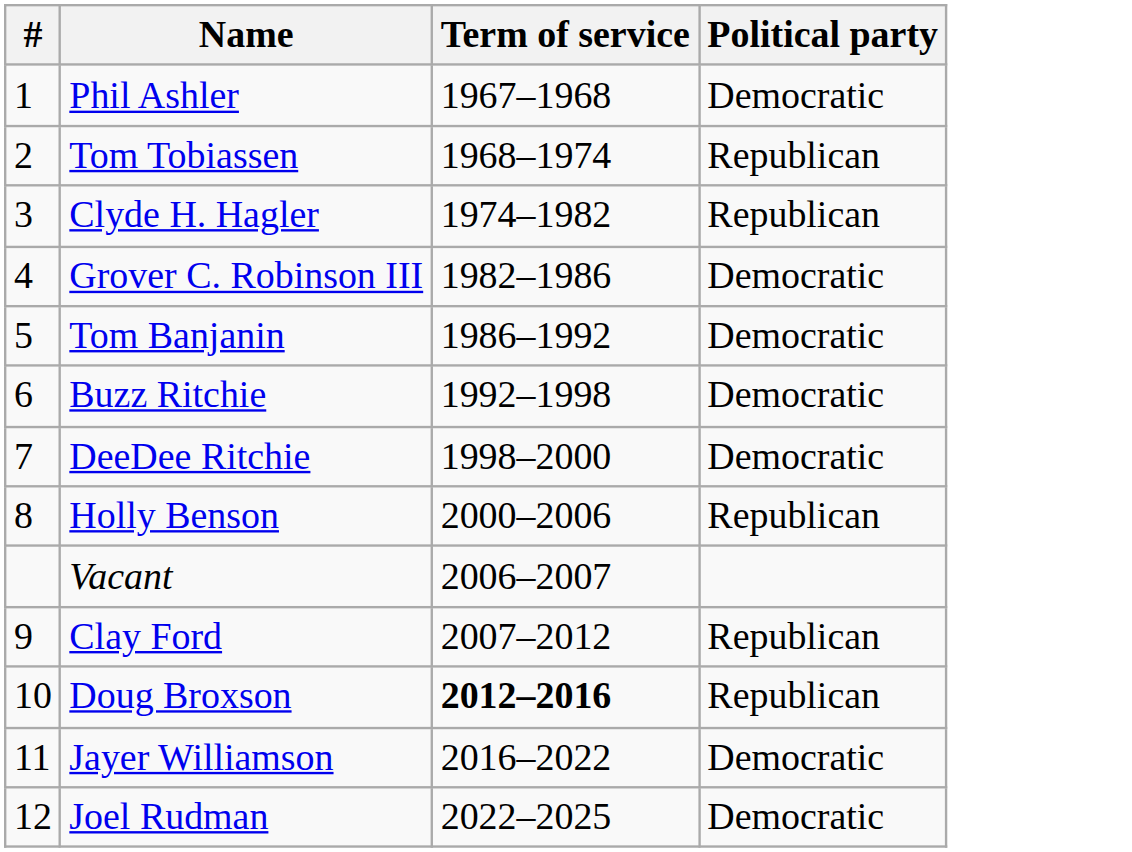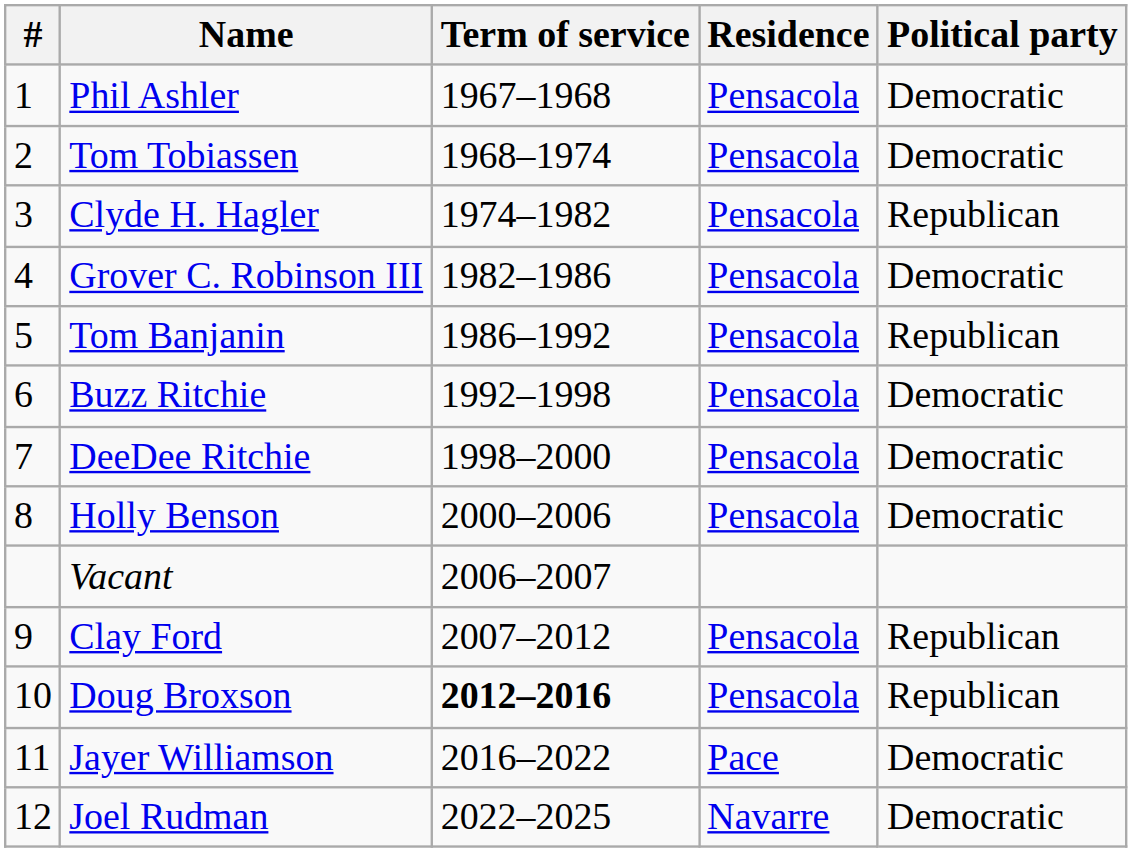+ column: (788, 34)
(794, 154) Republican -> (975, 154) Democratic
(796, 335) Democratic -> (973, 335) Republican
(794, 515) Republican -> (975, 515) Democratic
